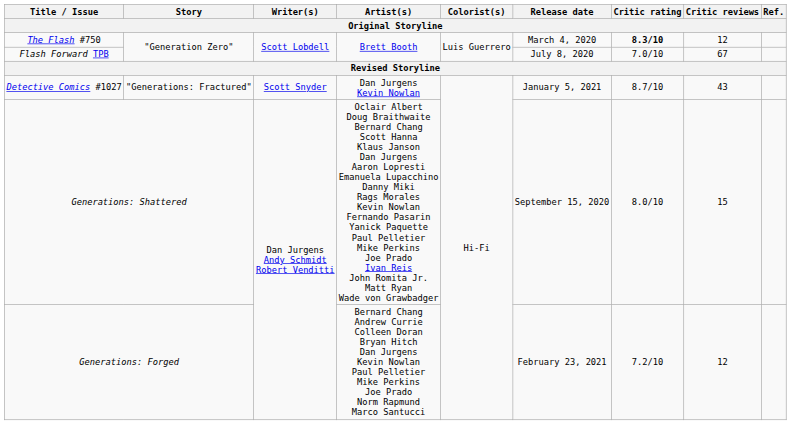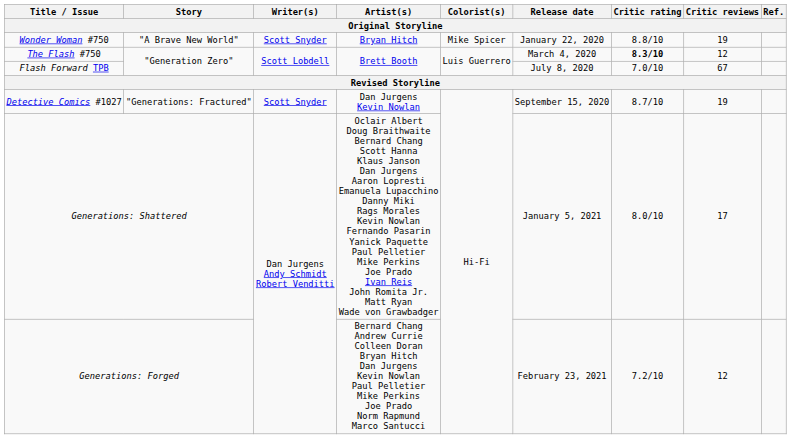+ row: (64, 40)
(562, 87) January 5, 2021 -> (562, 102) September 15, 2020
(722, 87) 43 -> (722, 102) 19
(562, 202) September 15, 2020 -> (562, 216) January 5, 2021
(722, 202) 15 -> (722, 216) 17
